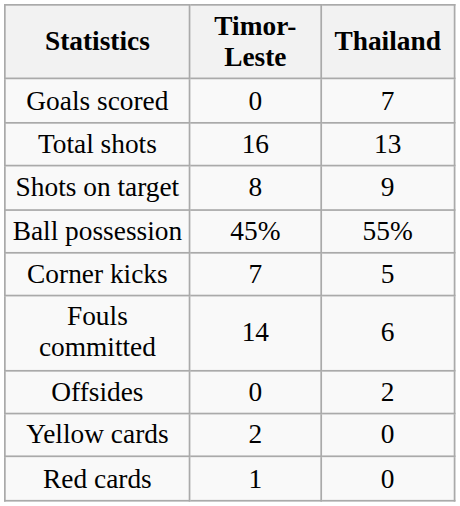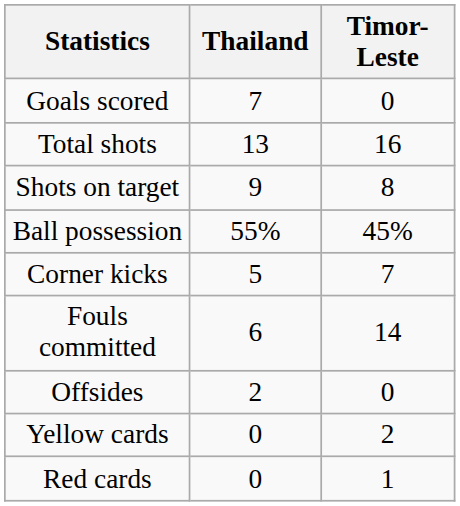columns swapped: (255, 41) <-> (388, 41)
